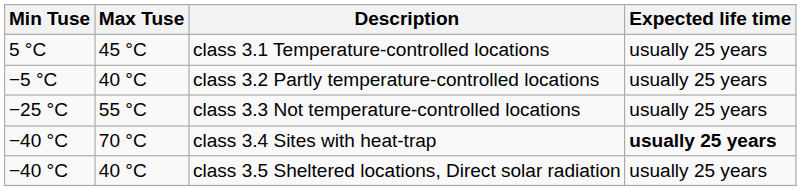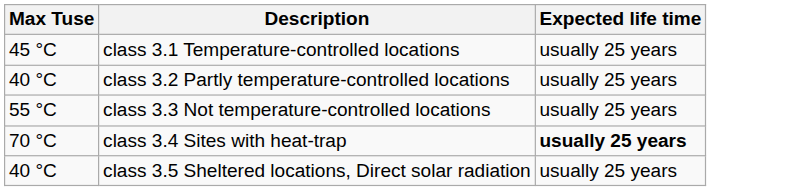- column: (50, 19)
